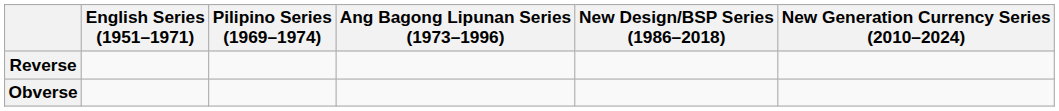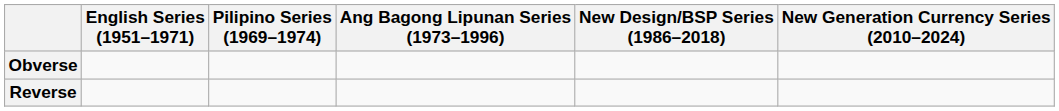rows swapped: (43, 92) <-> (43, 65)
